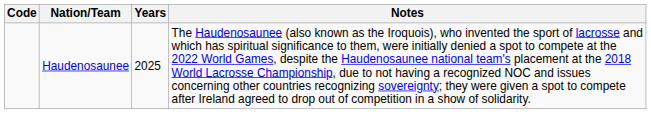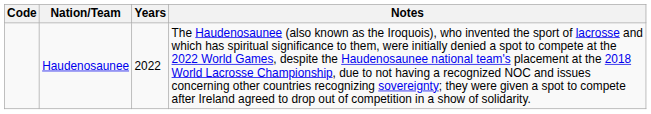(148, 65) 2025 -> (148, 65) 2022
